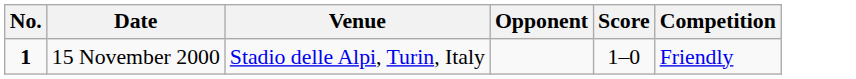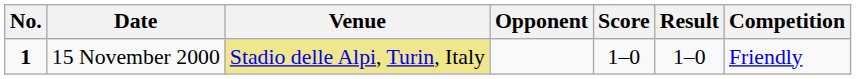+ column: (689, 21)
(357, 56) no background -> (357, 56) khaki background
